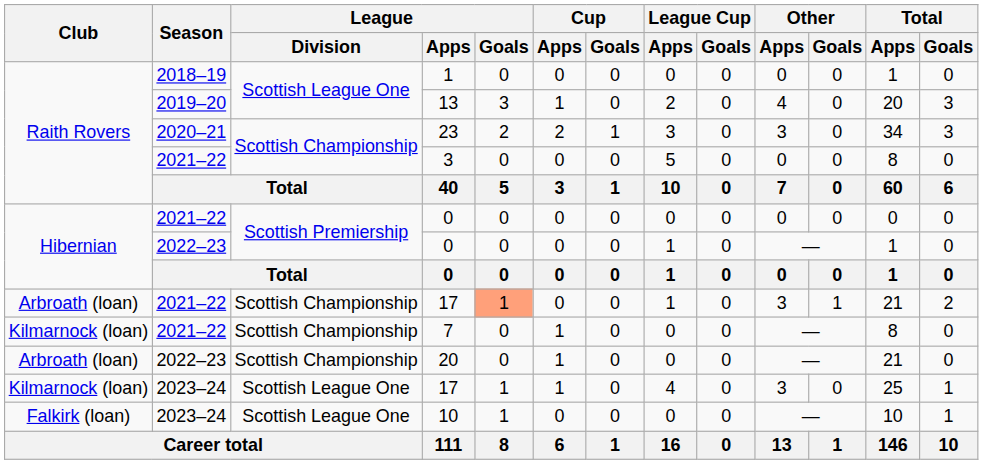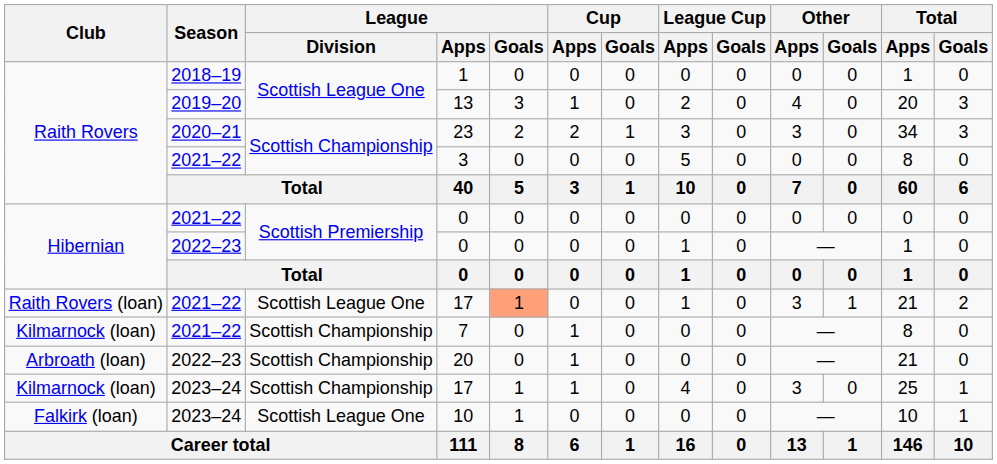(78, 302) Arbroath (loan) -> (86, 302) Raith Rovers (loan)
(326, 302) Scottish Championship -> (341, 302) Scottish League One
(326, 388) Scottish League One -> (341, 388) Scottish Championship
